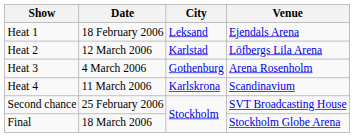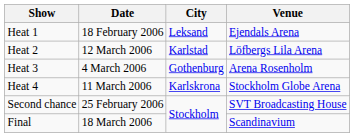(262, 86) Scandinavium -> (285, 86) Stockholm Globe Arena
(285, 123) Stockholm Globe Arena -> (262, 123) Scandinavium
